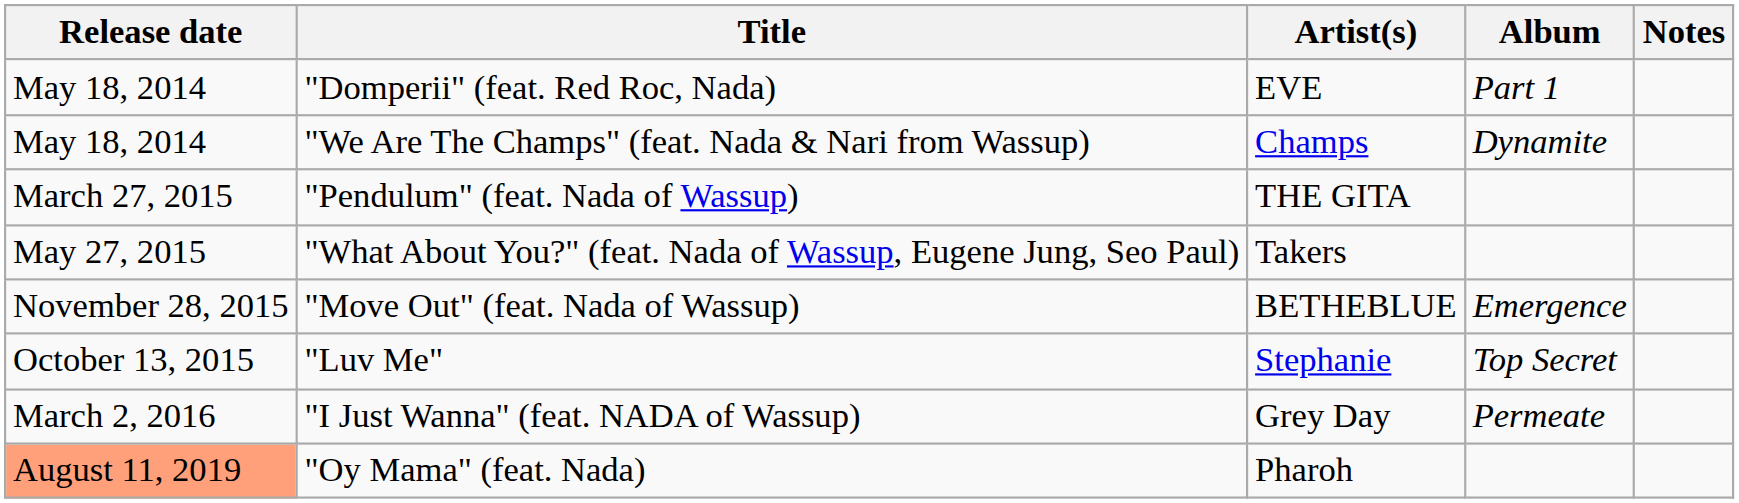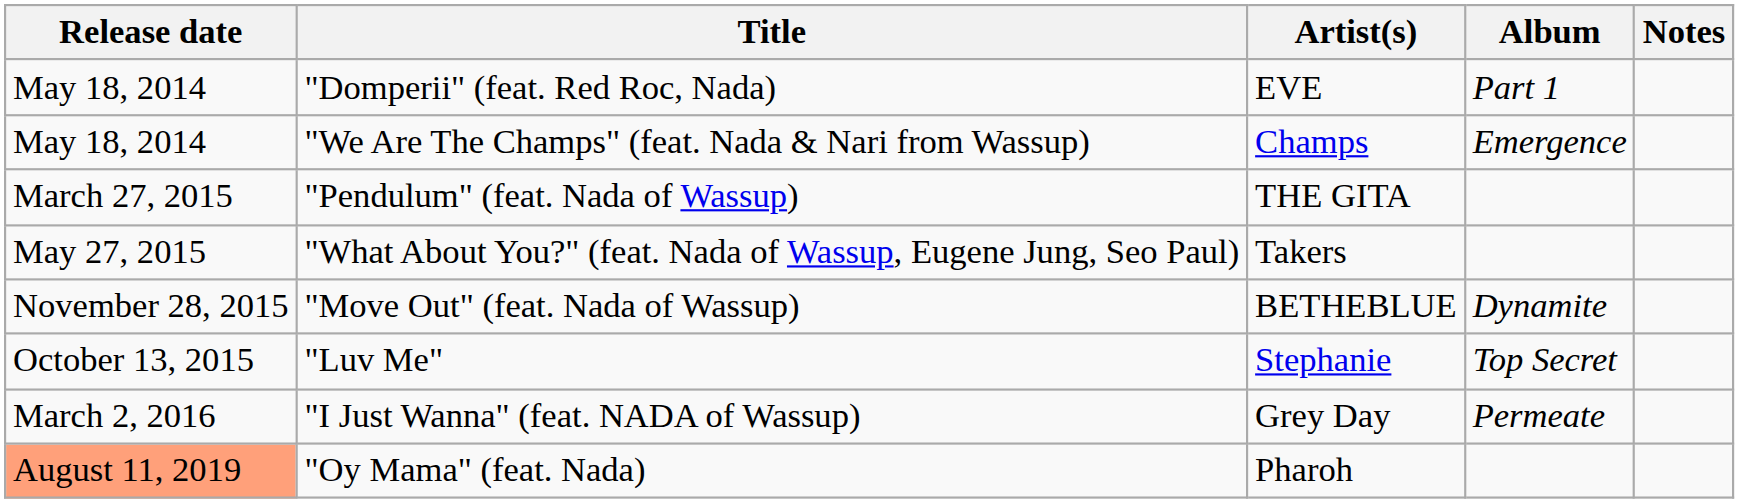(1540, 141) Dynamite -> (1550, 141) Emergence
(1550, 305) Emergence -> (1540, 305) Dynamite
